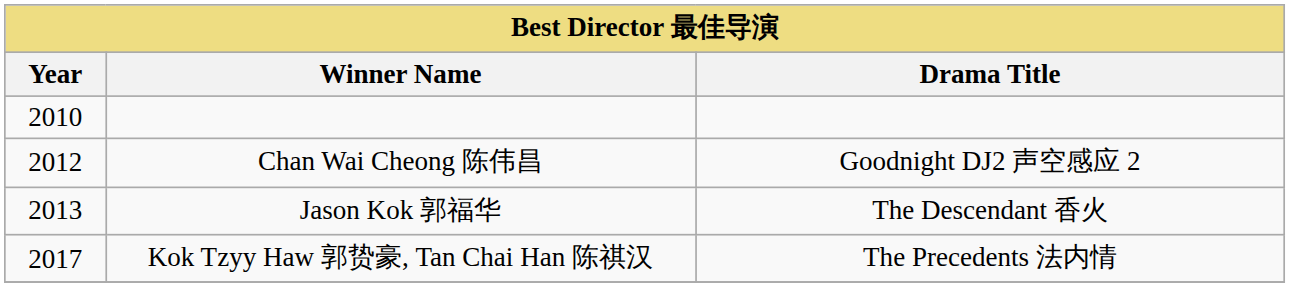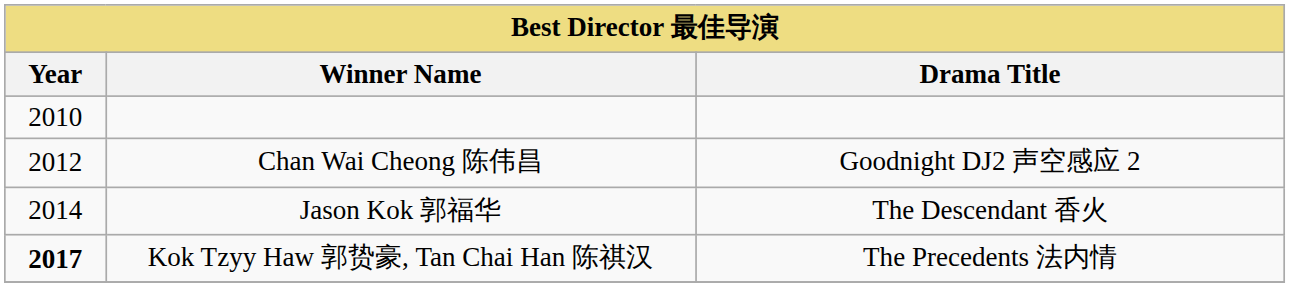(55, 210) 2013 -> (55, 210) 2014
(55, 258) normal -> (55, 258) bold
